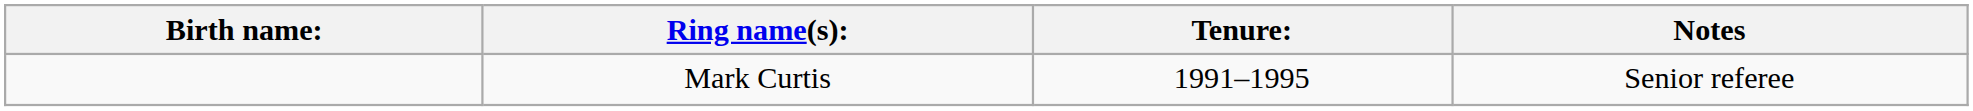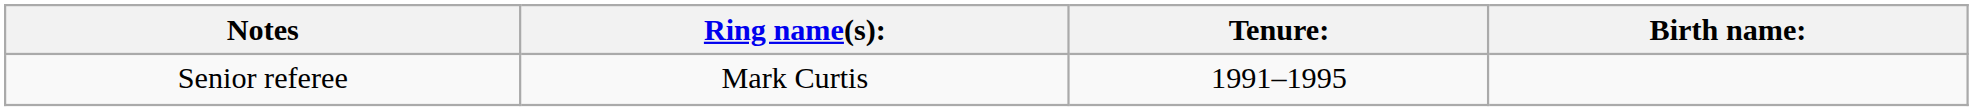columns swapped: (244, 28) <-> (1709, 28)
